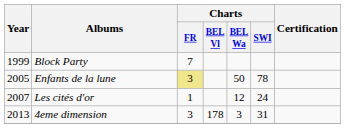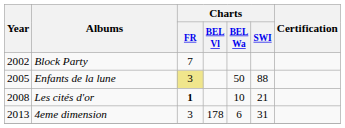(18, 61) 1999 -> (18, 61) 2002
(263, 79) 78 -> (263, 79) 88
(18, 97) 2007 -> (18, 97) 2008
(190, 97) normal -> (190, 97) bold
(239, 97) 12 -> (239, 97) 10
(263, 97) 24 -> (263, 97) 21
(239, 114) 3 -> (239, 114) 6
